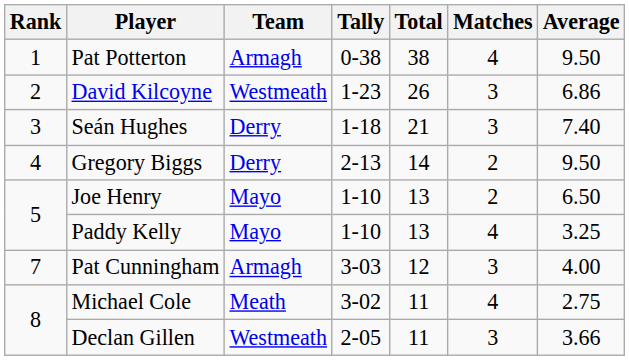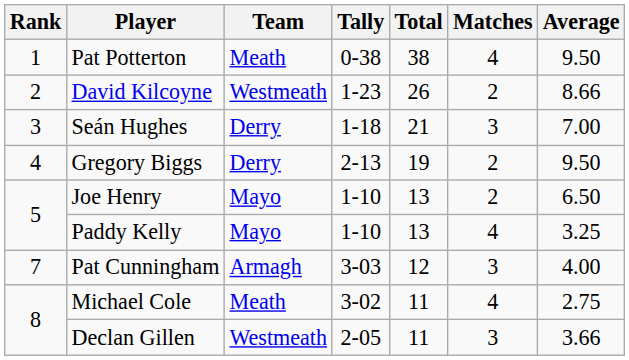(266, 57) Armagh -> (258, 57) Meath
(493, 92) 3 -> (493, 92) 2
(581, 92) 6.86 -> (581, 92) 8.66
(581, 127) 7.40 -> (581, 127) 7.00
(419, 162) 14 -> (419, 162) 19
